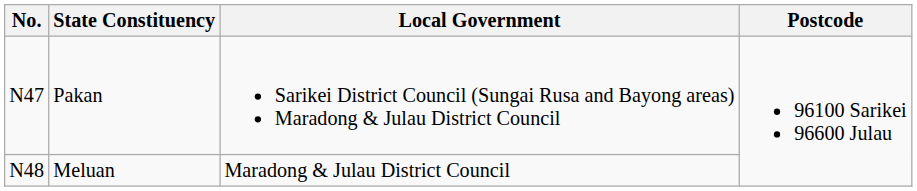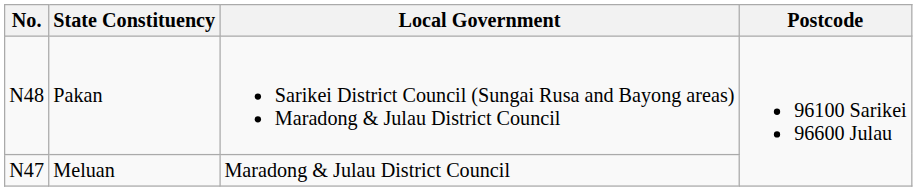(27, 95) N47 -> (27, 95) N48
(27, 170) N48 -> (27, 170) N47
